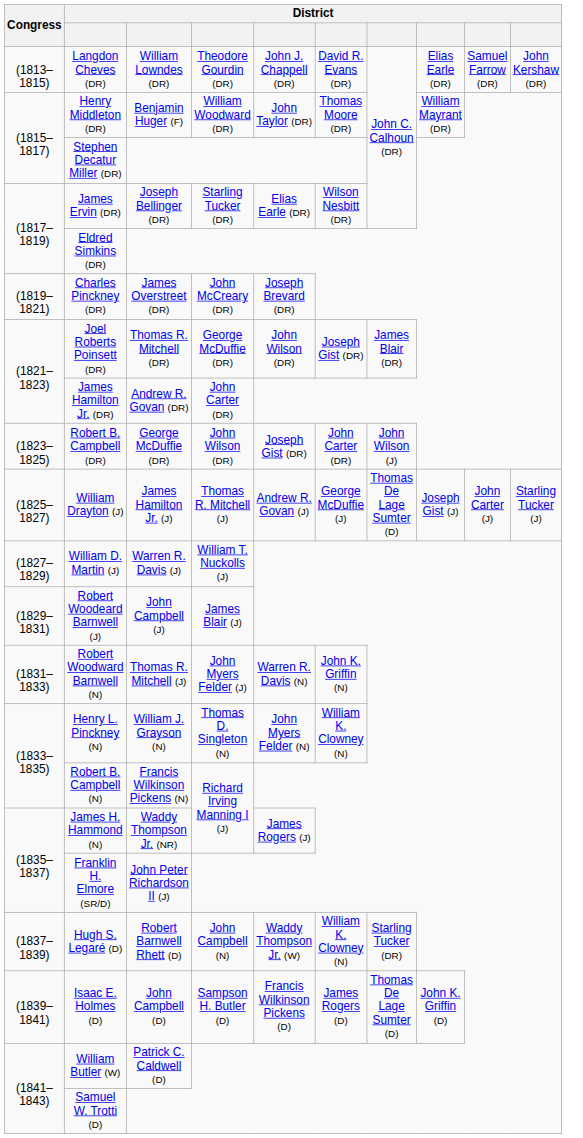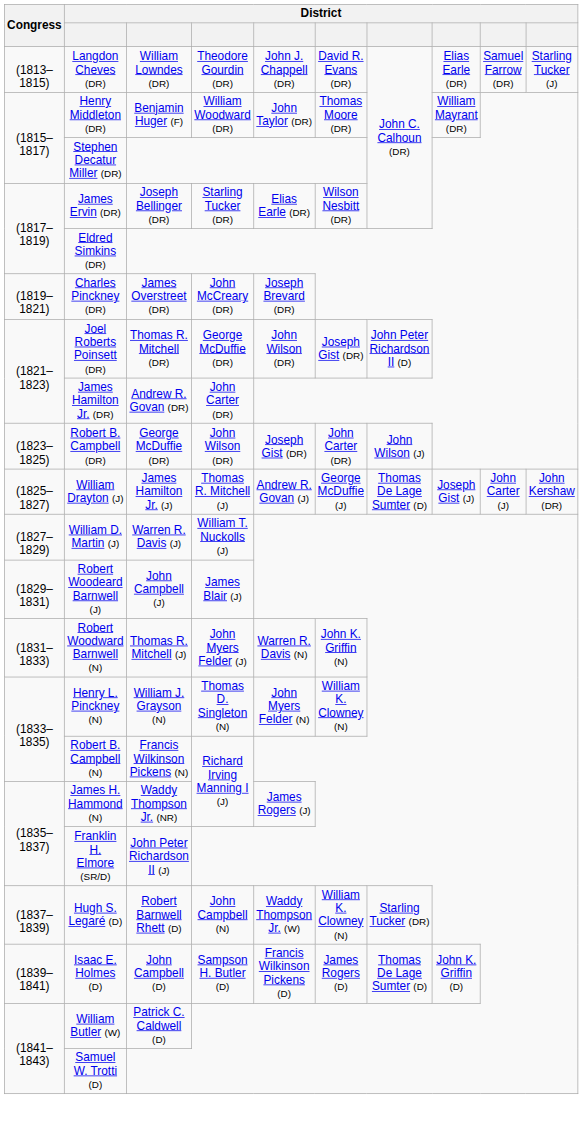(536, 69) John Kershaw (DR) -> (552, 69) Starling Tucker (J)
(392, 348) James Blair (DR) -> (399, 348) John Peter Richardson II (D)
(536, 505) Starling Tucker (J) -> (552, 491) John Kershaw (DR)
